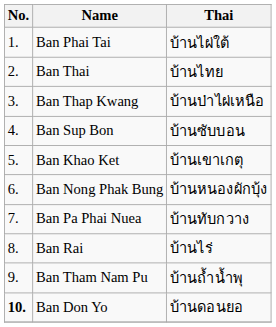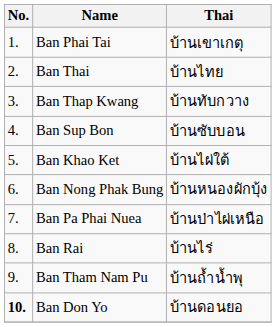(200, 42) บ้านไผ่ใต้ -> (206, 42) บ้านเขาเกตุ
(217, 101) บ้านป่าไผ่เหนือ -> (210, 101) บ้านทับกวาง
(206, 160) บ้านเขาเกตุ -> (200, 160) บ้านไผ่ใต้
(210, 219) บ้านทับกวาง -> (217, 219) บ้านป่าไผ่เหนือ
